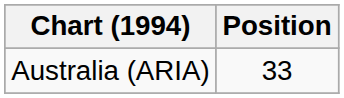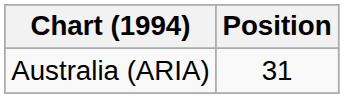(277, 70) 33 -> (277, 70) 31
